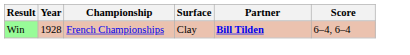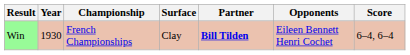+ column: (314, 12)
(51, 29) 1928 -> (51, 35) 1930
